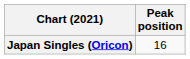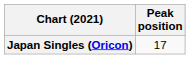(160, 44) 16 -> (160, 44) 17
